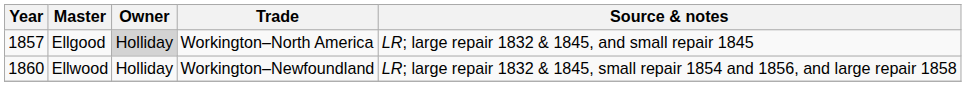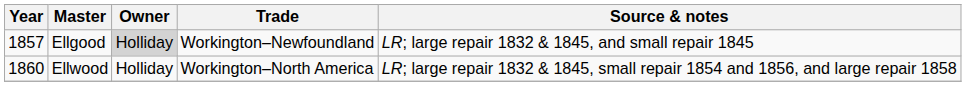(277, 42) Workington–North America -> (277, 42) Workington–Newfoundland
(277, 68) Workington–Newfoundland -> (277, 68) Workington–North America
